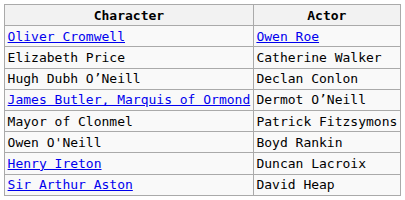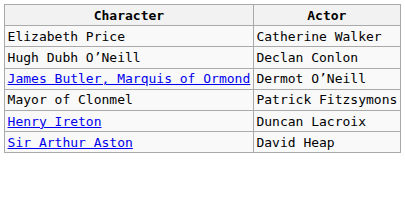- row: (66, 36)
- row: (55, 142)
